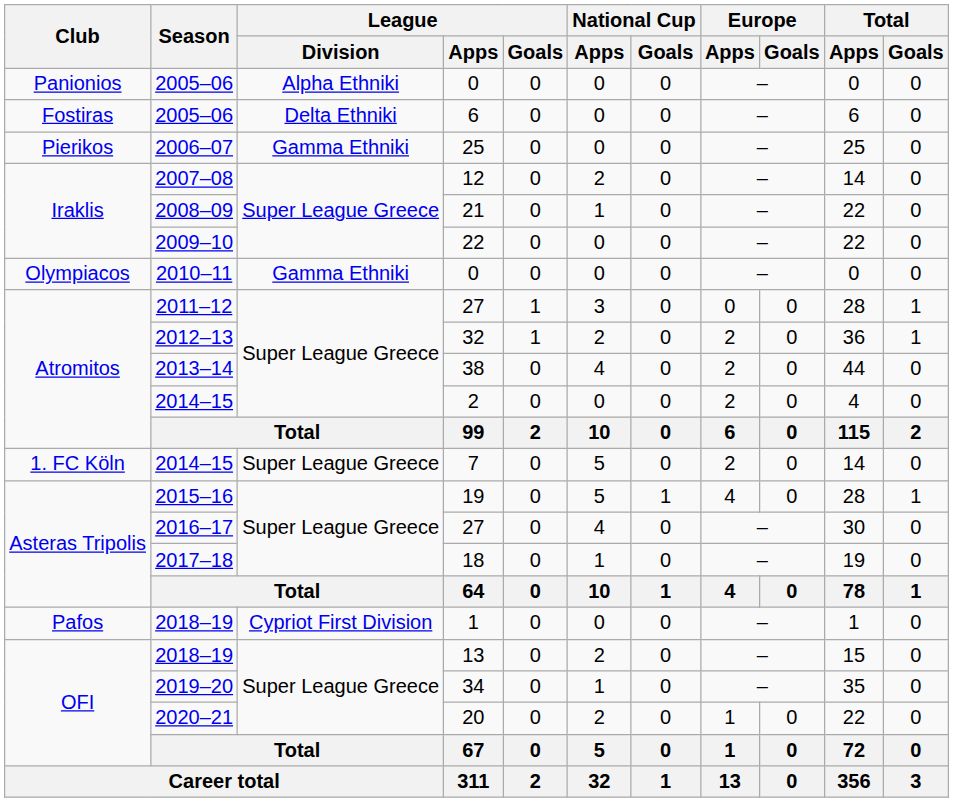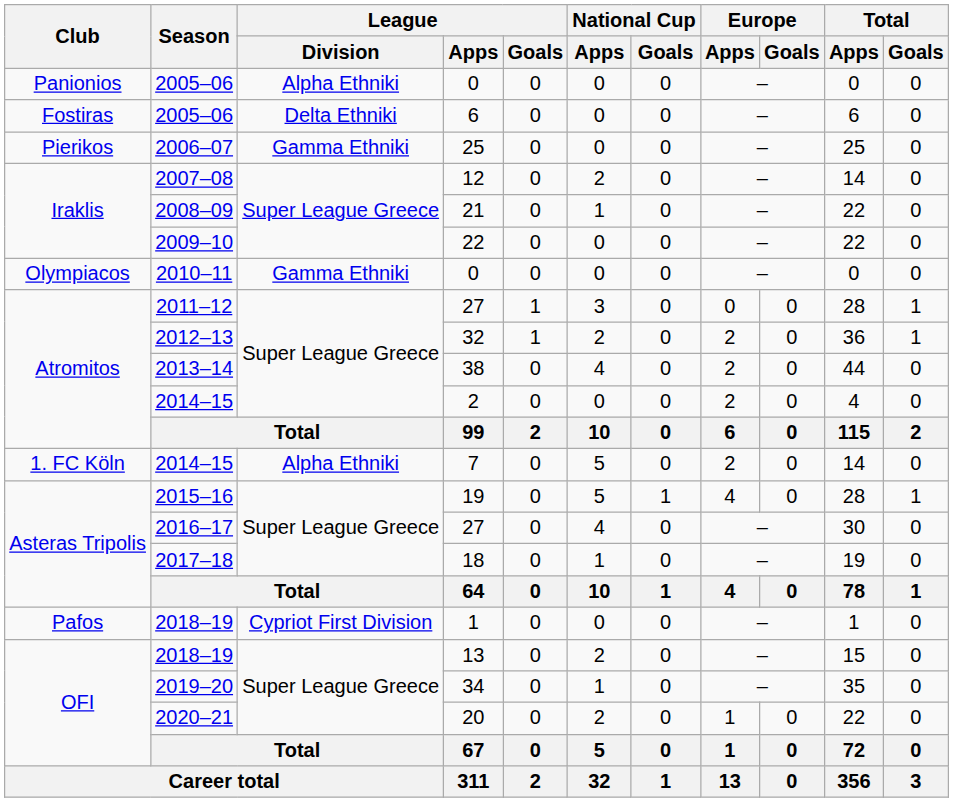(341, 464) Super League Greece -> (341, 464) Alpha Ethniki
